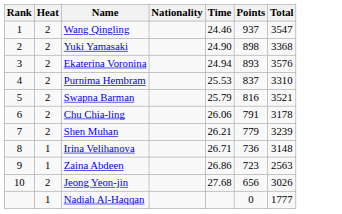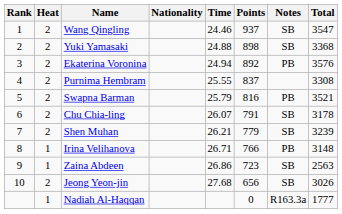+ column: (288, 13)
(220, 47) 24.90 -> (220, 47) 24.88
(251, 64) 893 -> (251, 64) 892
(220, 81) 25.53 -> (220, 81) 25.55
(282, 81) 3310 -> (323, 81) 3308
(220, 115) 26.06 -> (220, 115) 26.07
(251, 149) 736 -> (251, 149) 766
